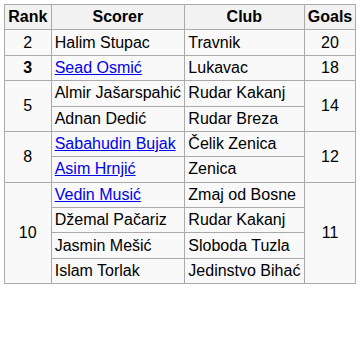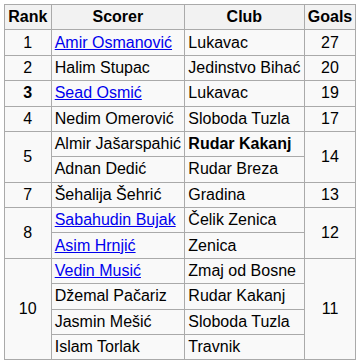+ row: (113, 42)
(214, 42) Travnik -> (244, 67) Jedinstvo Bihać
(330, 67) 18 -> (330, 93) 19
+ row: (114, 118)
(237, 93) normal -> (240, 144) bold
+ row: (108, 194)
(244, 270) Jedinstvo Bihać -> (214, 347) Travnik
